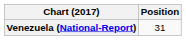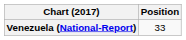(160, 27) 31 -> (160, 27) 33
